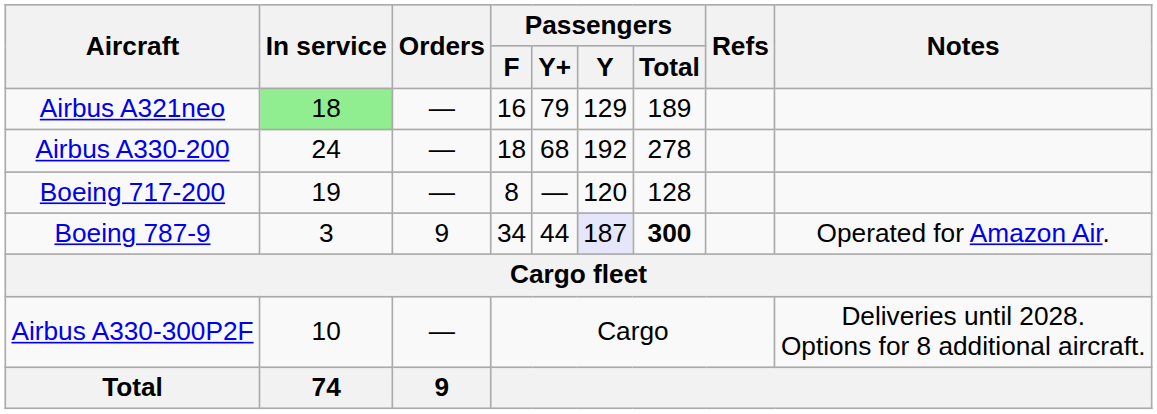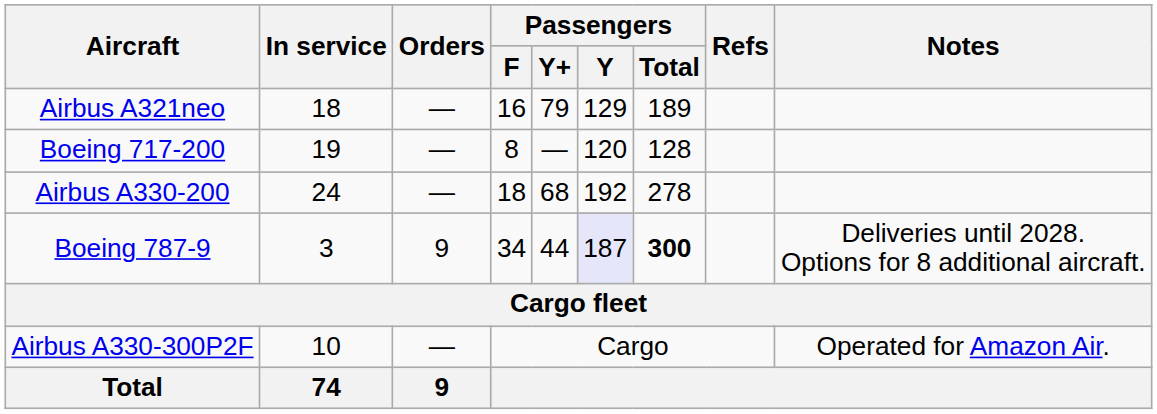(326, 108) lightgreen background -> (326, 108) no background
rows swapped: (133, 150) <-> (132, 191)
(963, 233) Operated for Amazon Air. -> (963, 248) Deliveries until 2028. Options for 8 additional aircraft.
(963, 331) Deliveries until 2028. Options for 8 additional aircraft. -> (963, 346) Operated for Amazon Air.
